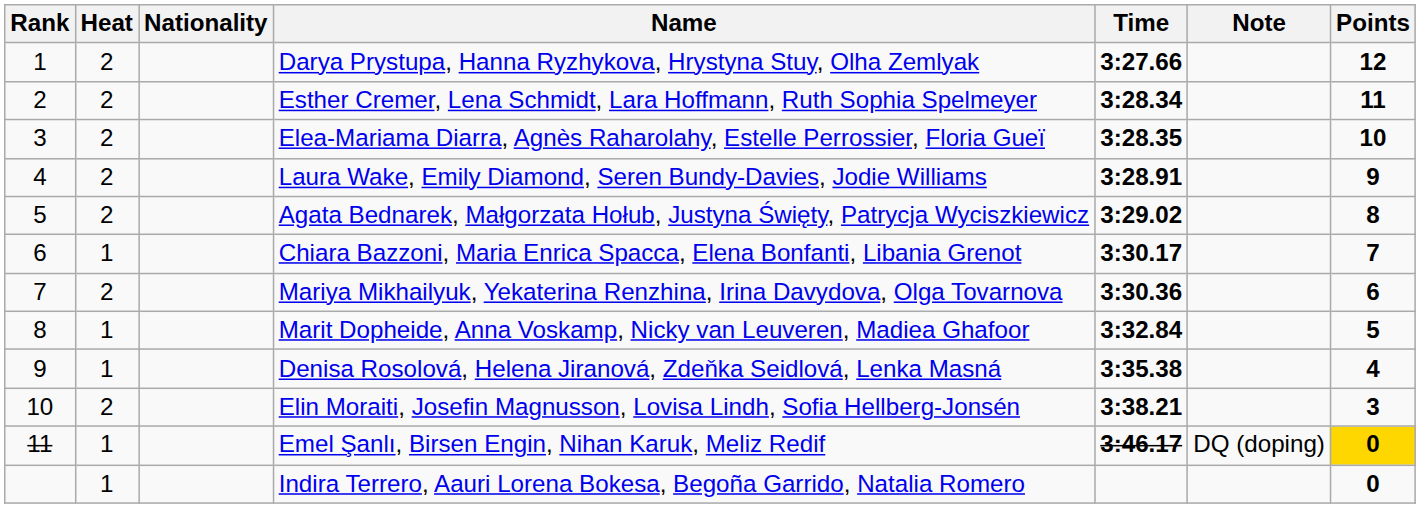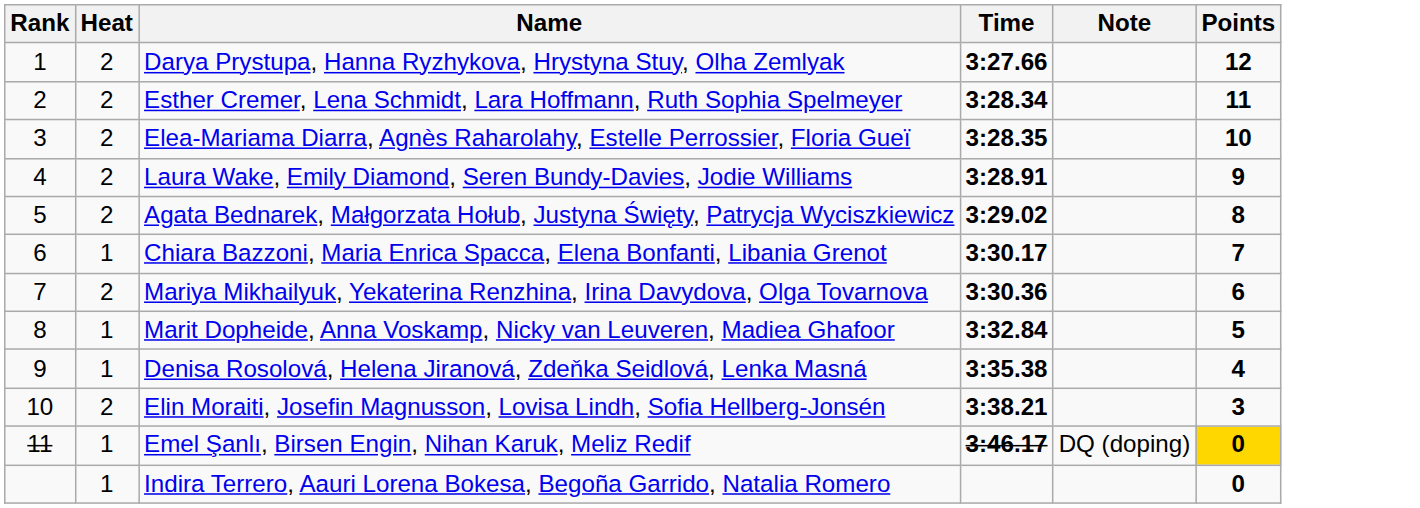- column: (206, 23)
